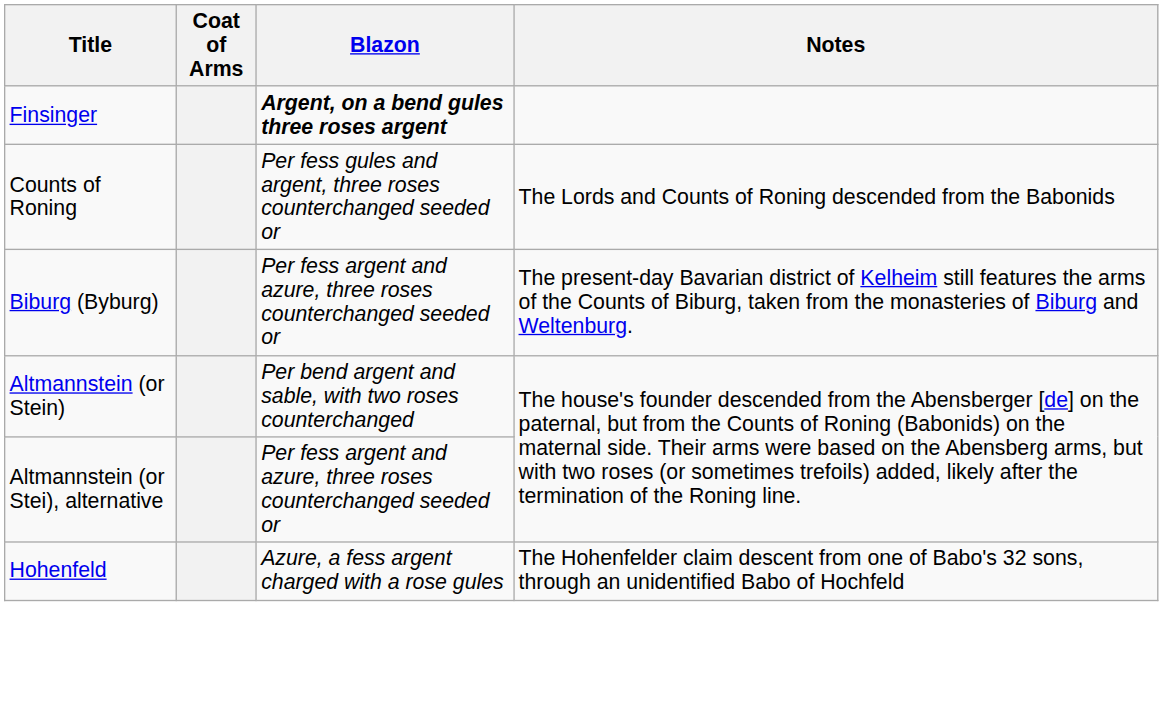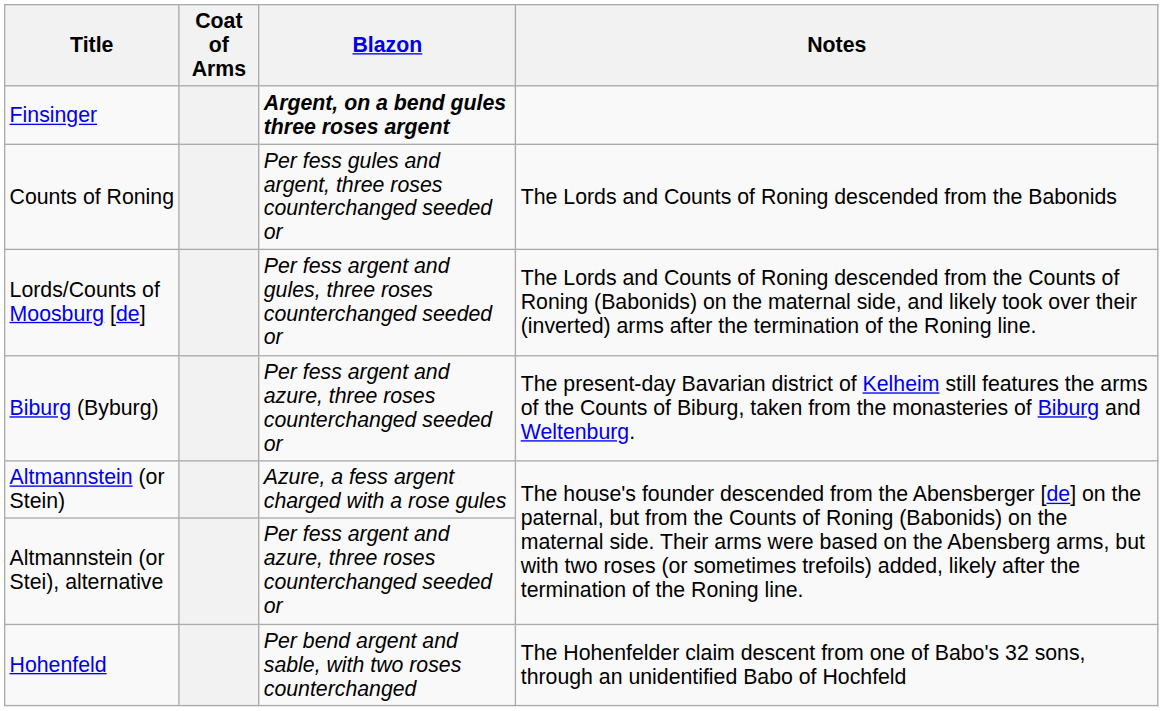+ row: (85, 302)
(360, 395) Per bend argent and sable, with two roses counterchanged -> (385, 489) Azure, a fess argent charged with a rose gules
(382, 570) Azure, a fess argent charged with a rose gules -> (363, 664) Per bend argent and sable, with two roses counterchanged
